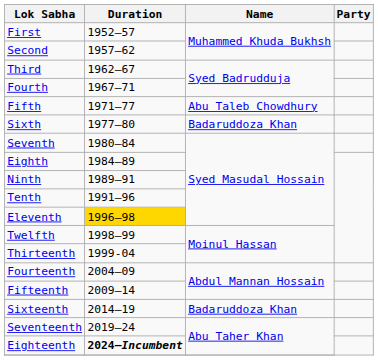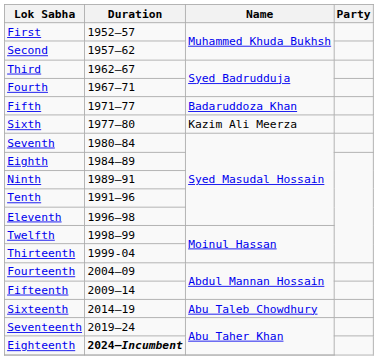(253, 106) Abu Taleb Chowdhury -> (243, 106) Badaruddoza Khan
(243, 124) Badaruddoza Khan -> (243, 124) Kazim Ali Meerza
(111, 216) gold background -> (111, 216) no background
(243, 309) Badaruddoza Khan -> (253, 309) Abu Taleb Chowdhury
